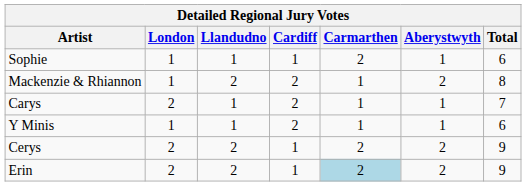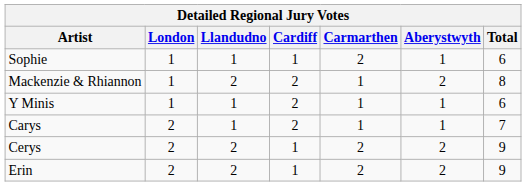rows swapped: (25, 103) <-> (31, 125)
(361, 170) lightblue background -> (361, 170) no background
